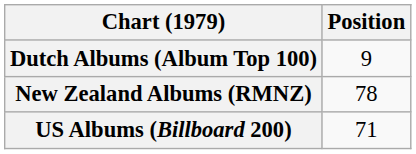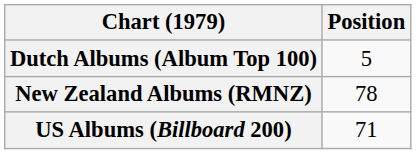(366, 58) 9 -> (366, 58) 5
